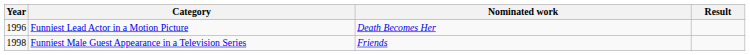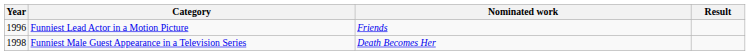(396, 27) Death Becomes Her -> (372, 27) Friends
(372, 43) Friends -> (396, 43) Death Becomes Her
